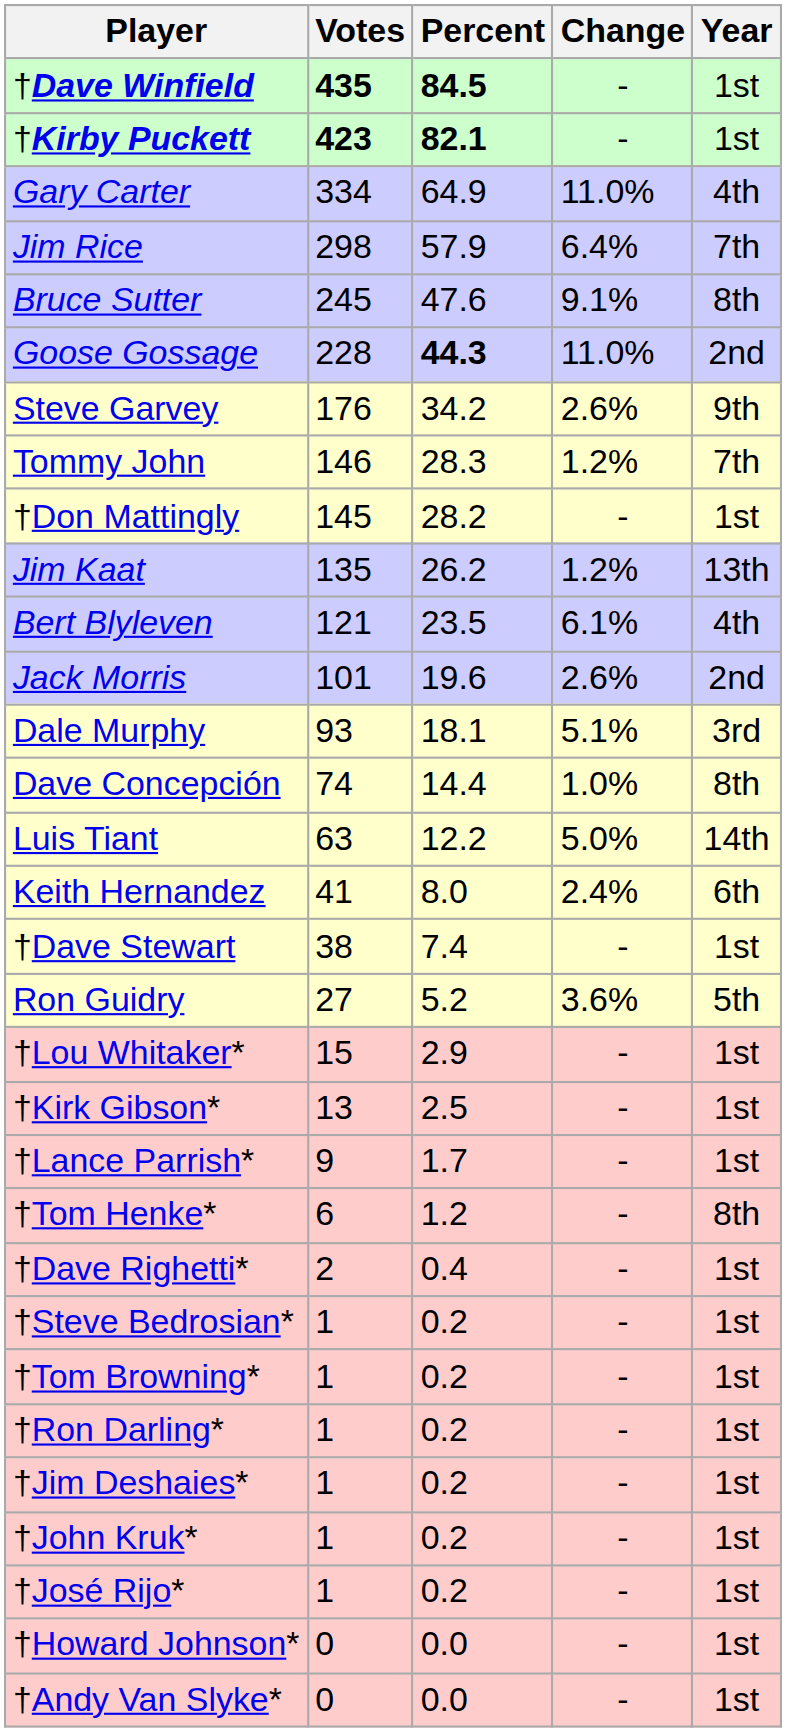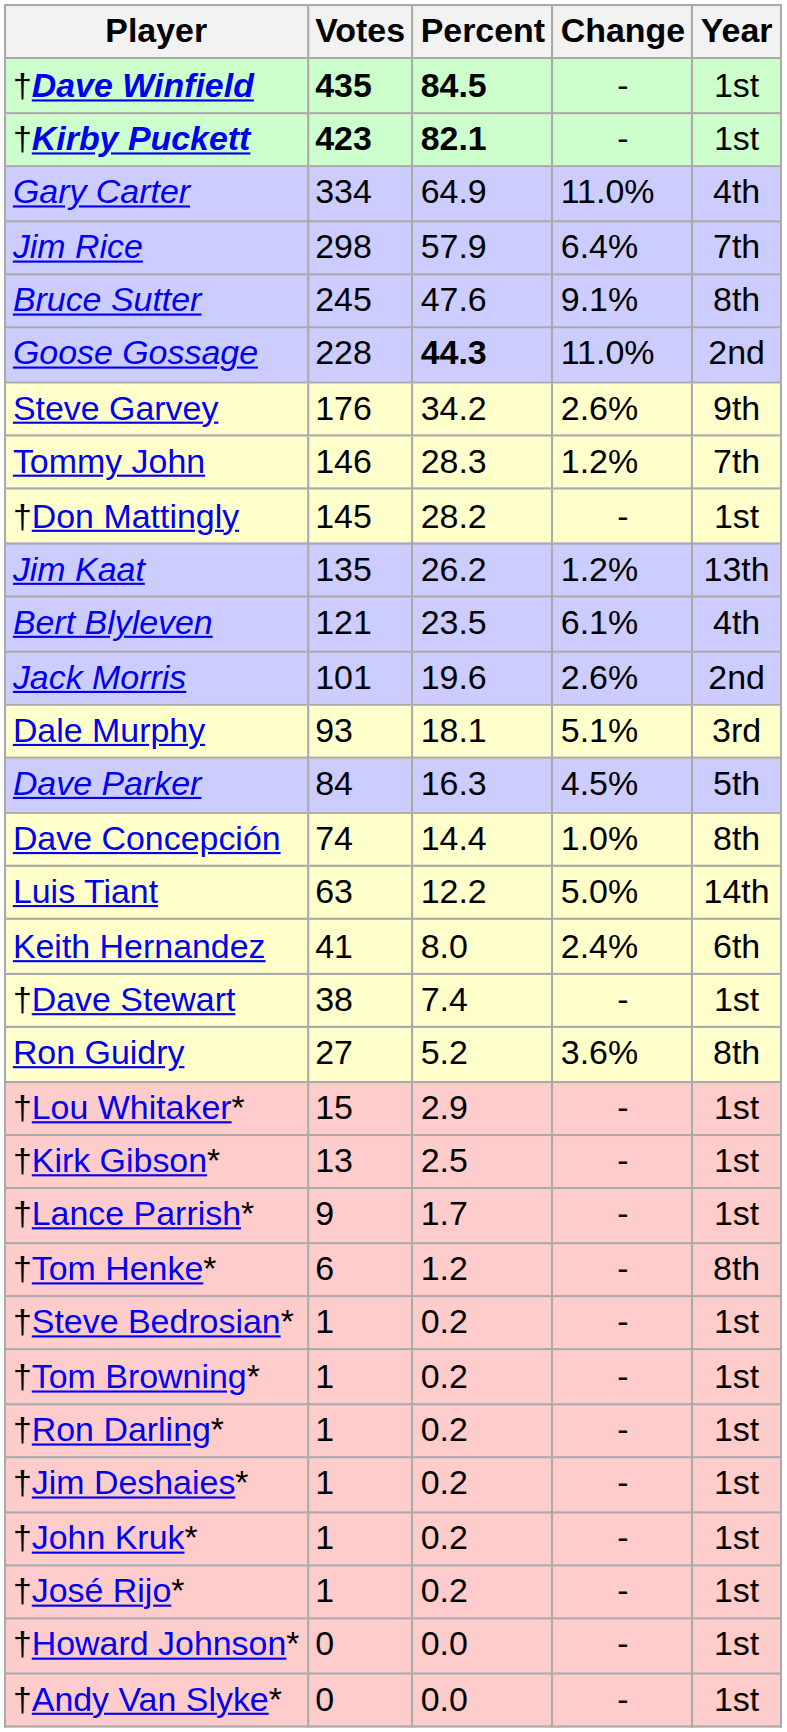+ row: (107, 784)
(737, 999) 5th -> (737, 1053) 8th
- row: (131, 1268)
